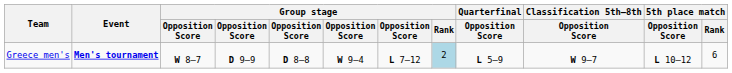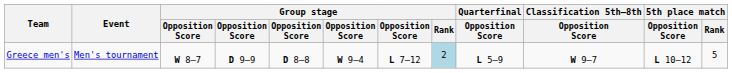(116, 55) bold -> (116, 55) normal
(715, 55) 6 -> (715, 55) 5
